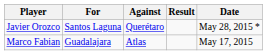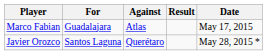rows swapped: (33, 42) <-> (33, 27)
